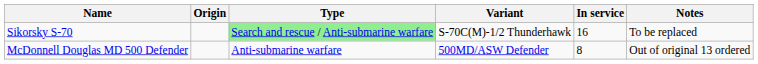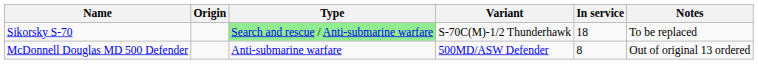(582, 31) 16 -> (582, 31) 18
